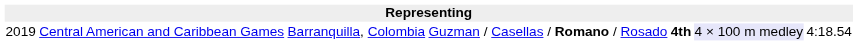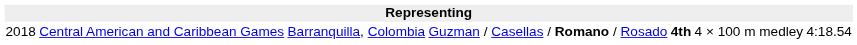(21, 31) 2019 -> (21, 31) 2018
(749, 31) lavender background -> (749, 31) no background
